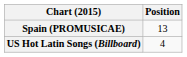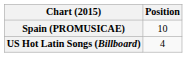(163, 28) 13 -> (163, 28) 10
